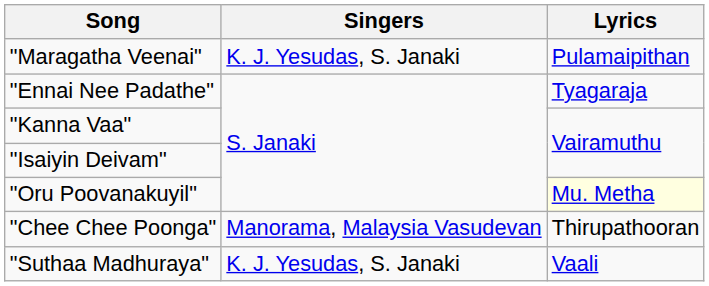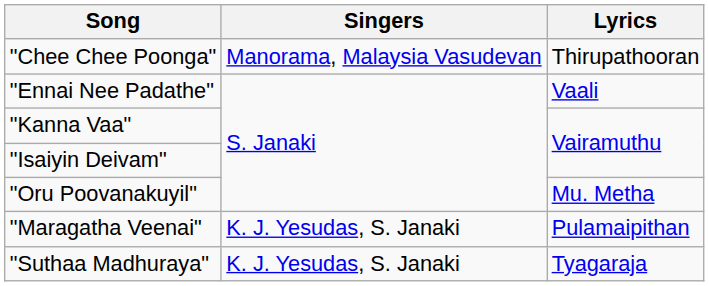rows swapped: (113, 228) <-> (106, 56)
(599, 90) Tyagaraja -> (575, 90) Vaali
(603, 194) lightyellow background -> (603, 194) no background
(575, 263) Vaali -> (599, 263) Tyagaraja
